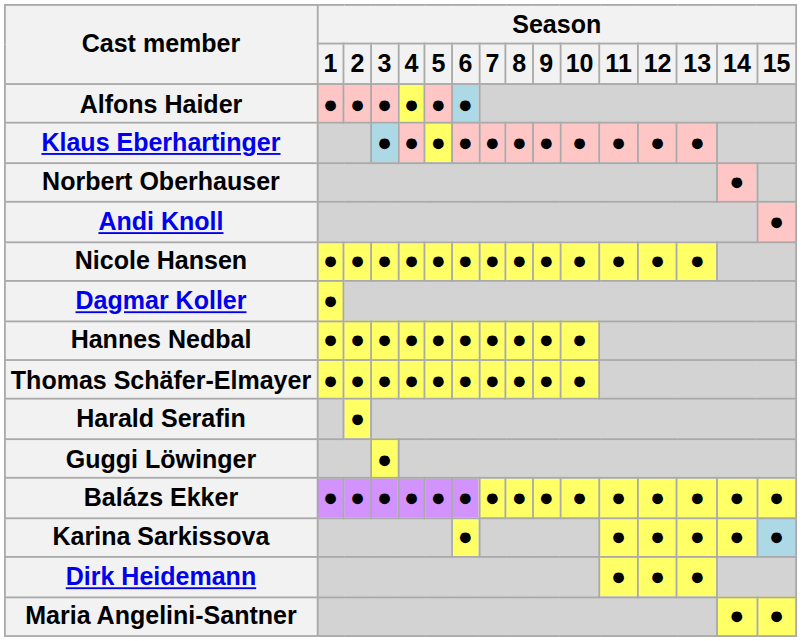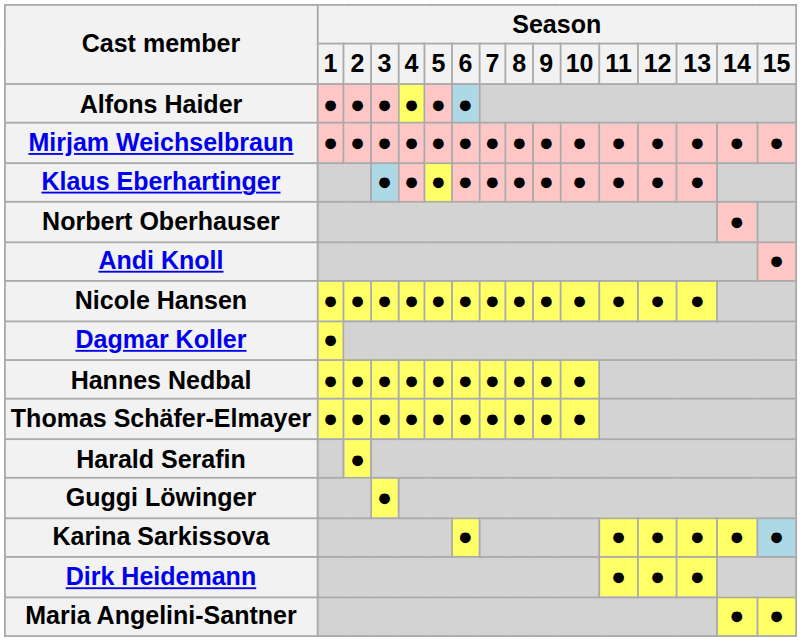+ row: (161, 143)
- row: (161, 498)
